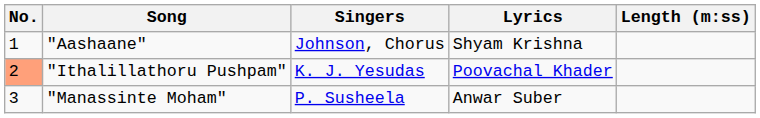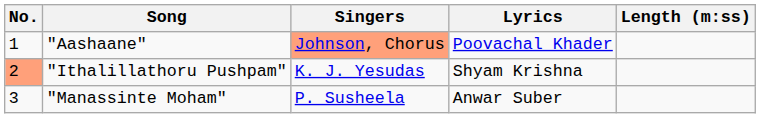(370, 45) no background -> (370, 45) lightsalmon background
(518, 45) Shyam Krishna -> (533, 45) Poovachal Khader
(533, 72) Poovachal Khader -> (518, 72) Shyam Krishna
